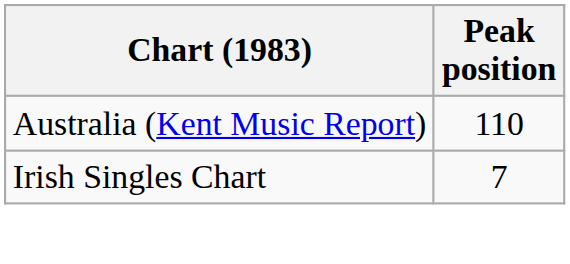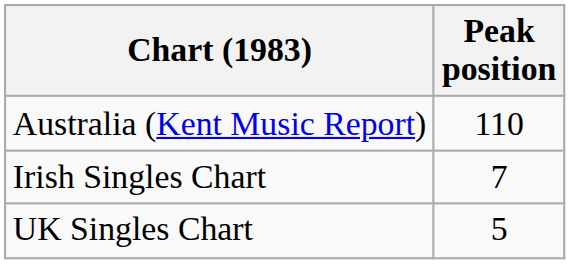+ row: (133, 229)
